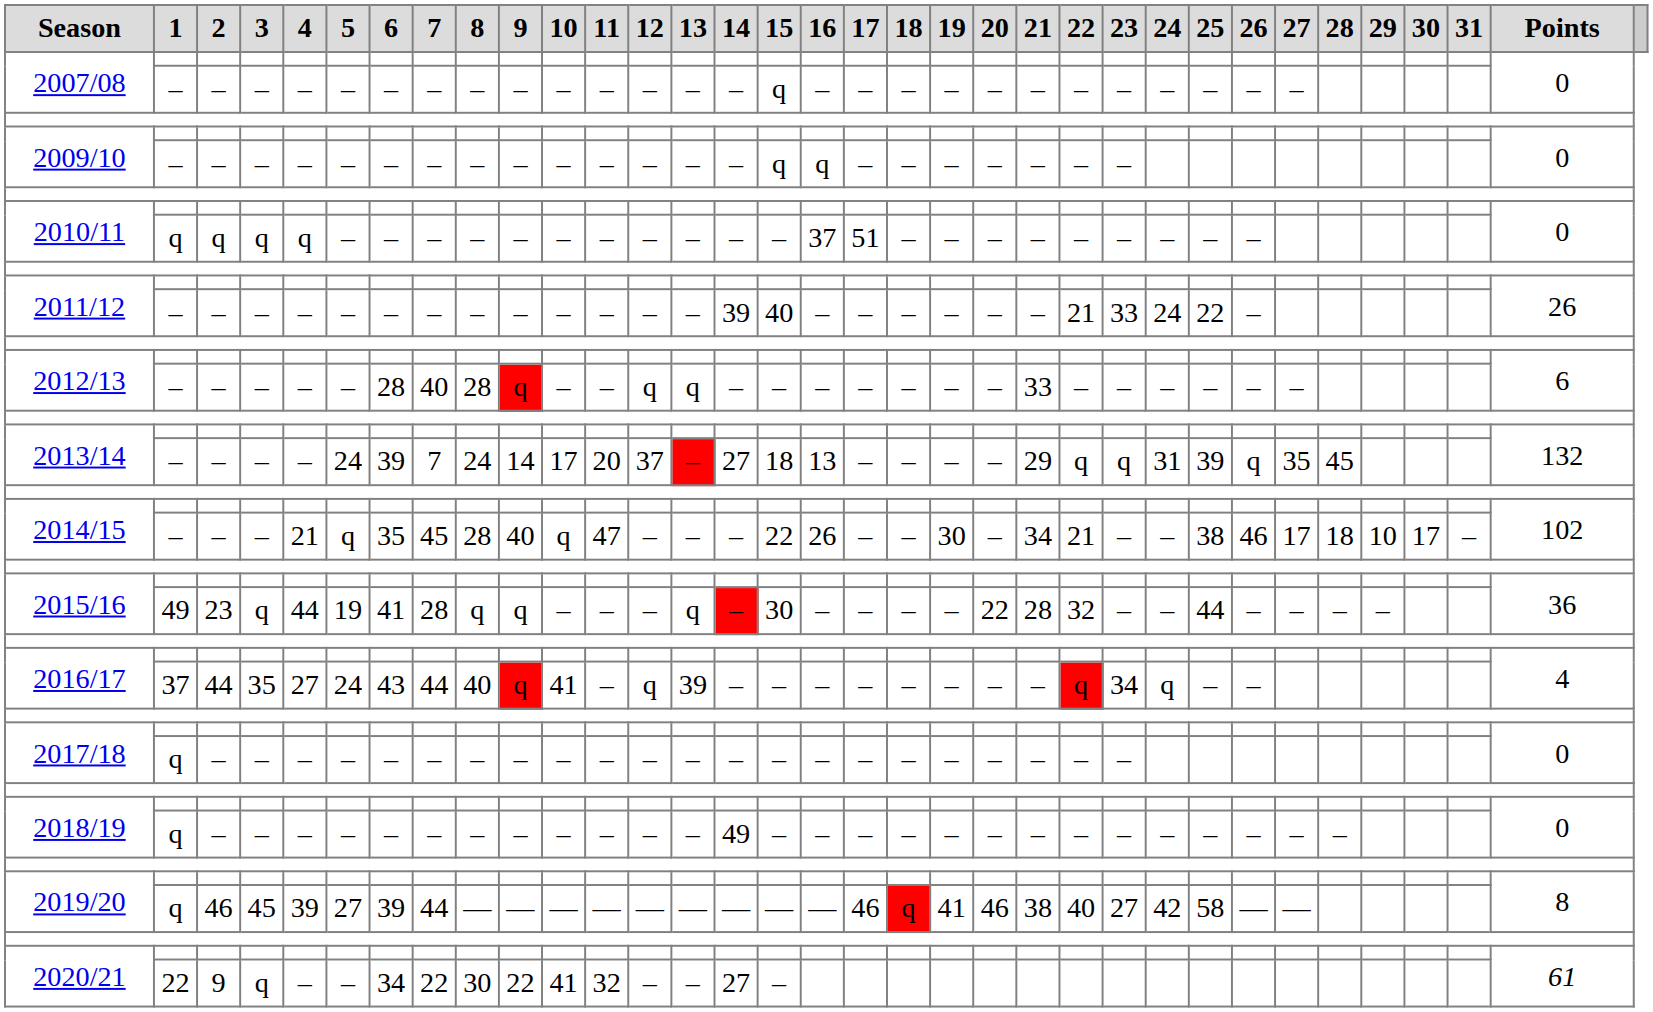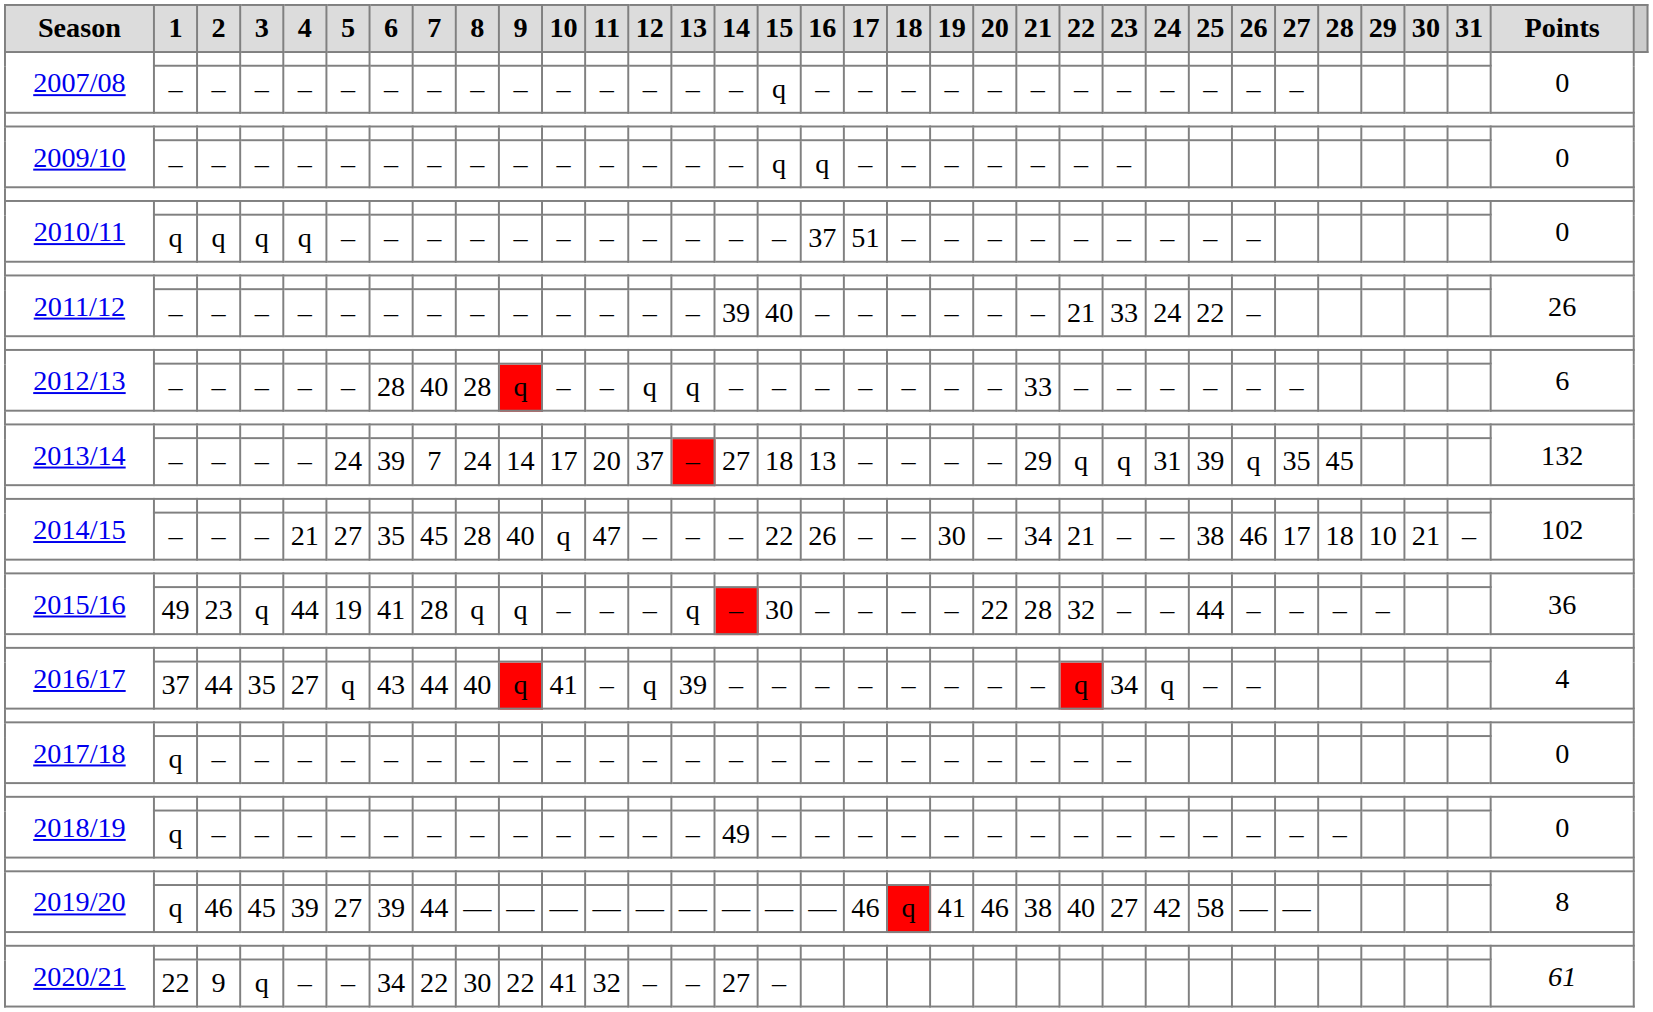(348, 535) q -> (348, 535) 27
(1426, 535) 17 -> (1426, 535) 21
(348, 684) 24 -> (348, 684) q
